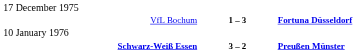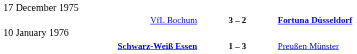(237, 20) 1 – 3 -> (237, 20) 3 – 2
(237, 46) 3 – 2 -> (237, 46) 1 – 3
(311, 46) bold -> (308, 46) normal
